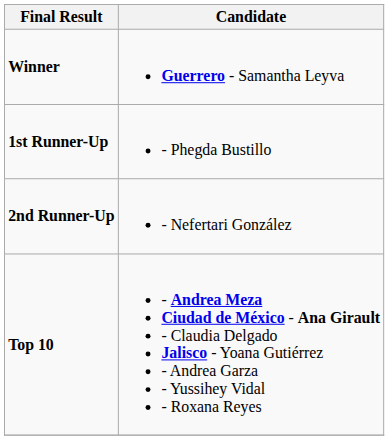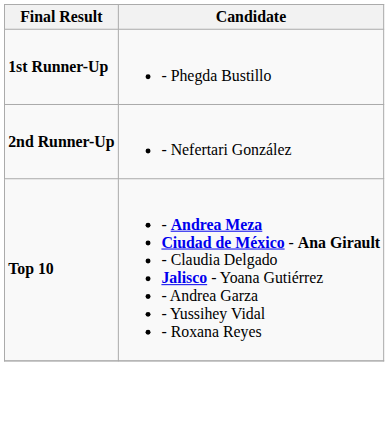- row: (34, 66)
